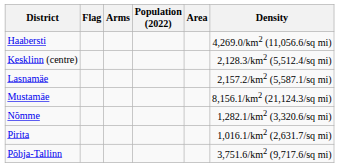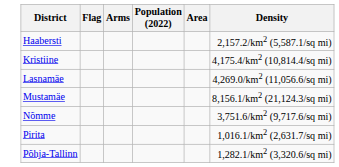(272, 41) 4,269.0/km2 (11,056.6/sq mi) -> (274, 41) 2,157.2/km2 (5,587.1/sq mi)
- row: (43, 59)
+ row: (41, 59)
(274, 78) 2,157.2/km2 (5,587.1/sq mi) -> (272, 78) 4,269.0/km2 (11,056.6/sq mi)
(274, 116) 1,282.1/km2 (3,320.6/sq mi) -> (274, 116) 3,751.6/km2 (9,717.6/sq mi)
(274, 153) 3,751.6/km2 (9,717.6/sq mi) -> (274, 153) 1,282.1/km2 (3,320.6/sq mi)
